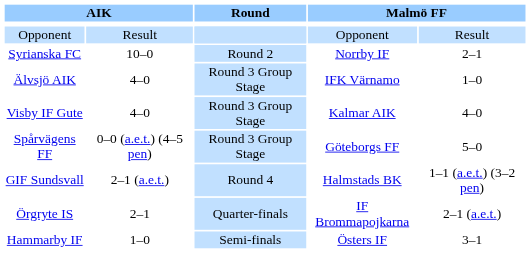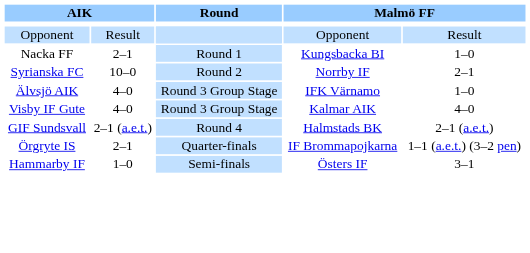+ row: (47, 53)
- row: (45, 146)
(472, 180) 1–1 (a.e.t.) (3–2 pen) -> (464, 127) 2–1 (a.e.t.)
(472, 213) 2–1 (a.e.t.) -> (464, 145) 1–1 (a.e.t.) (3–2 pen)
